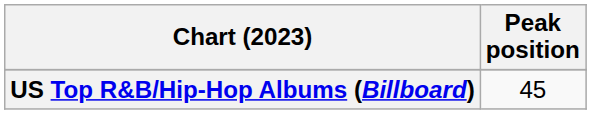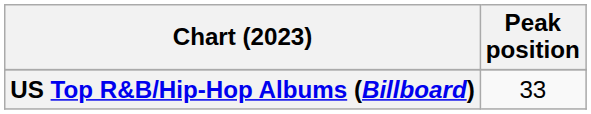(533, 89) 45 -> (533, 89) 33
